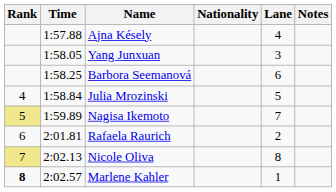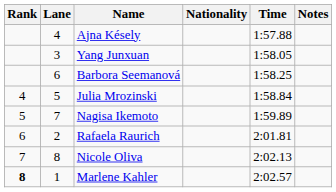columns swapped: (278, 14) <-> (63, 14)
(22, 116) khaki background -> (22, 116) no background
(22, 156) khaki background -> (22, 156) no background
